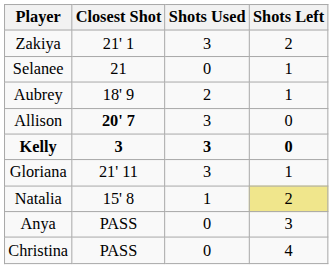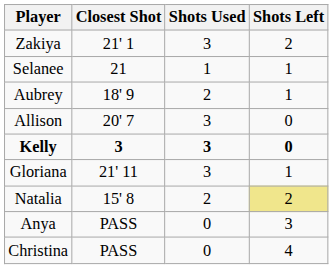(207, 69) 0 -> (207, 69) 1
(118, 120) bold -> (118, 120) normal
(207, 198) 1 -> (207, 198) 2
